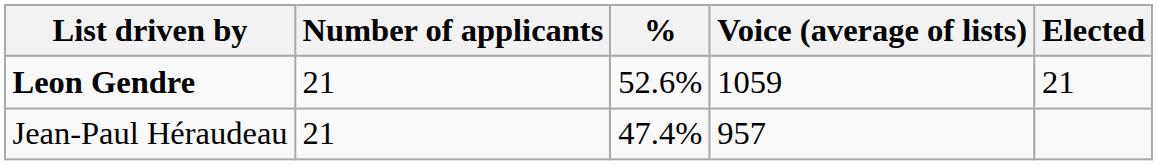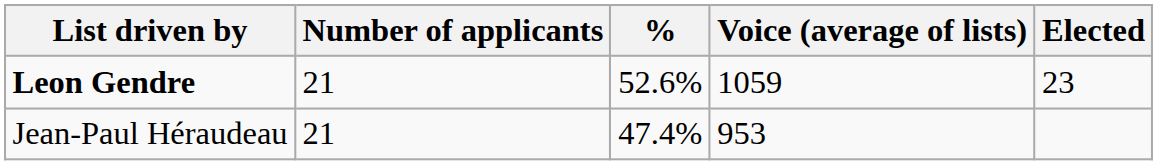(1058, 81) 21 -> (1058, 81) 23
(742, 133) 957 -> (742, 133) 953
